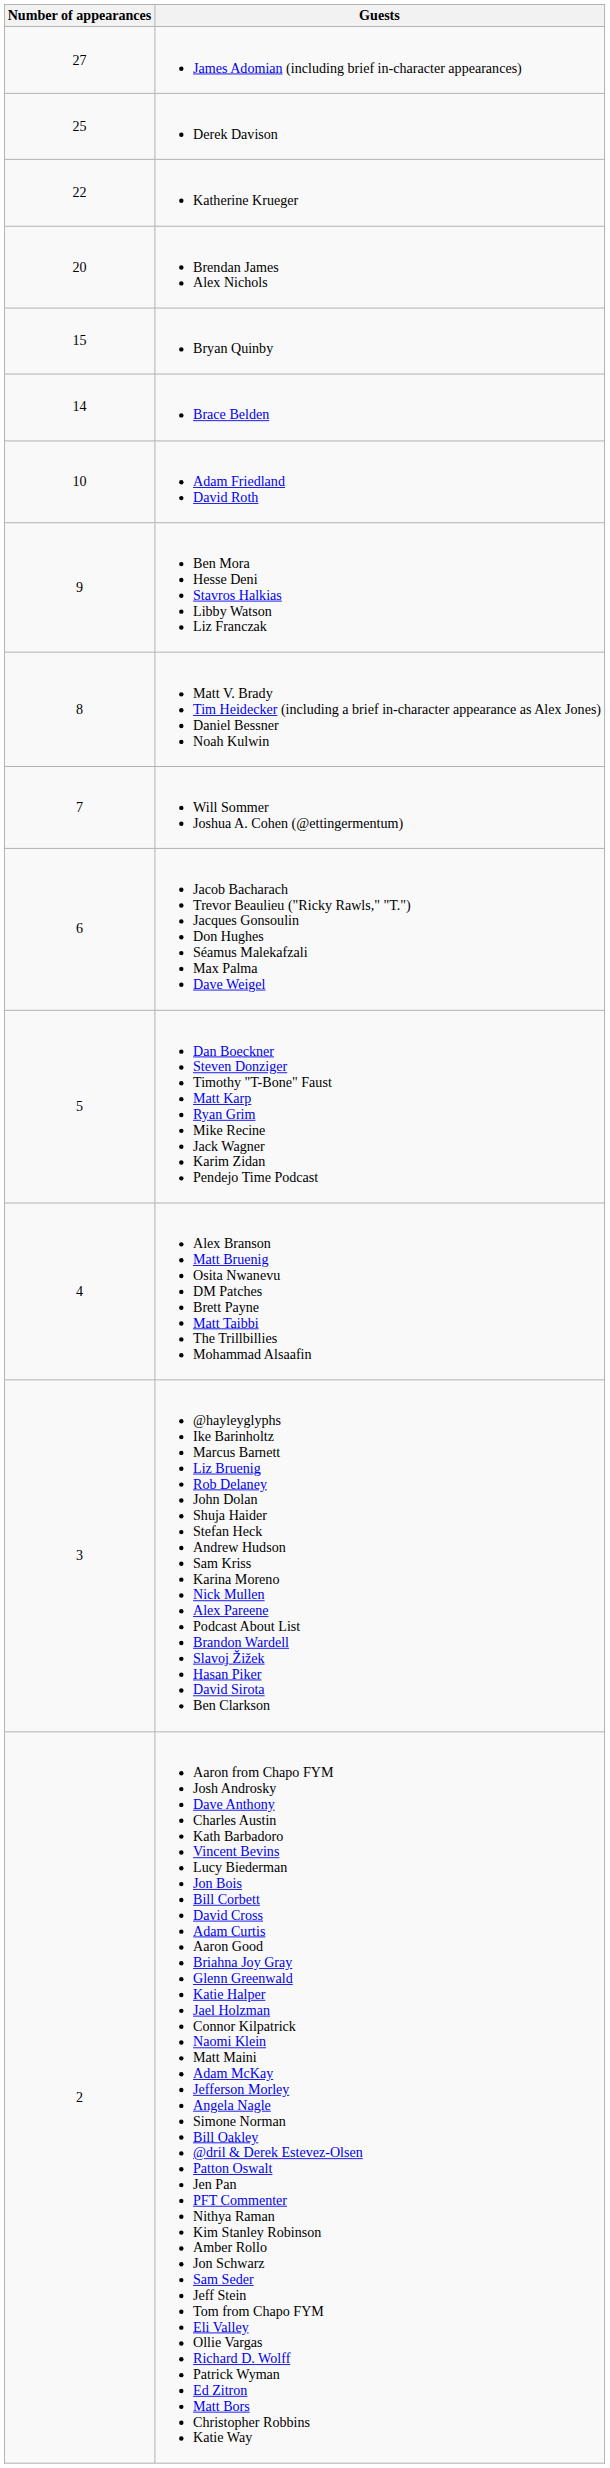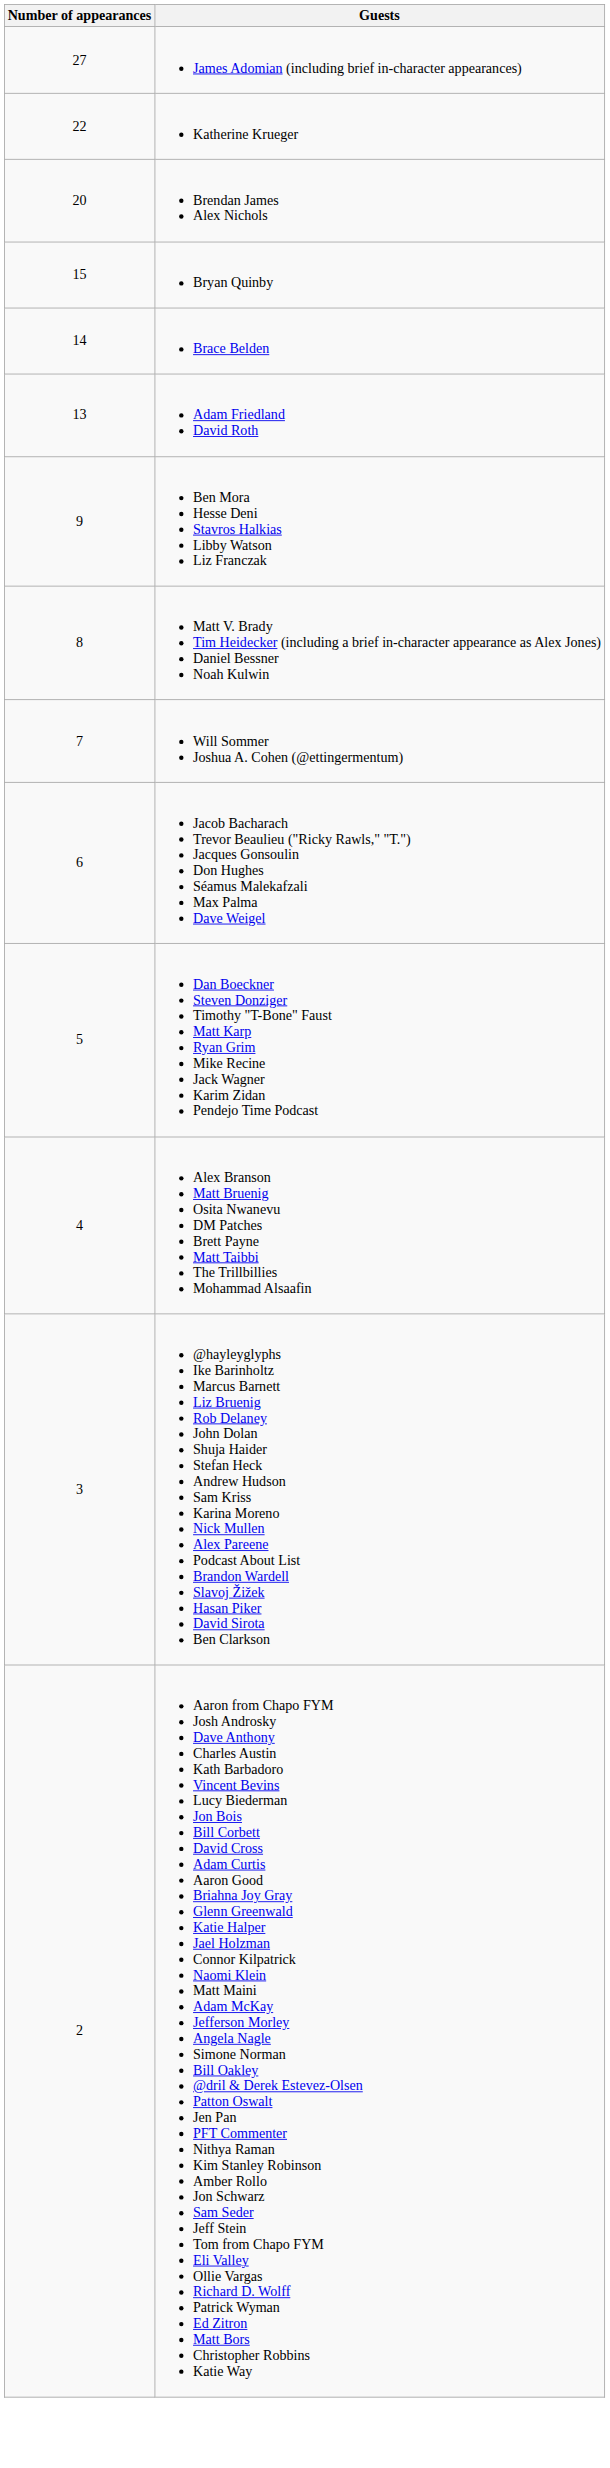- row: (379, 134)
(80, 481) 10 -> (80, 415) 13
